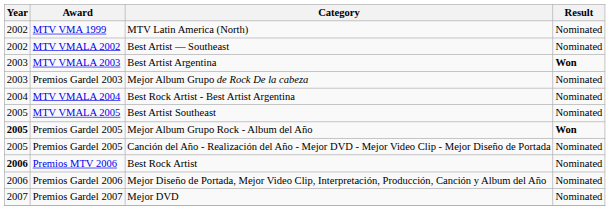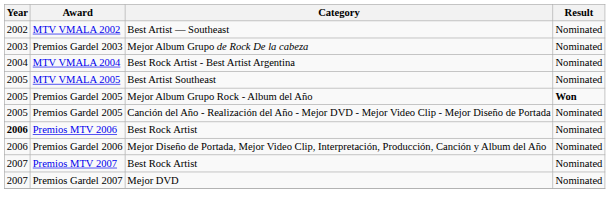- row: (70, 29)
- row: (77, 63)
(17, 130) bold -> (17, 96) normal
+ row: (75, 163)
